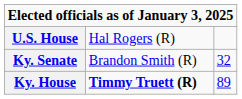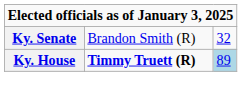- row: (45, 37)
(224, 82) no background -> (224, 60) lightblue background
